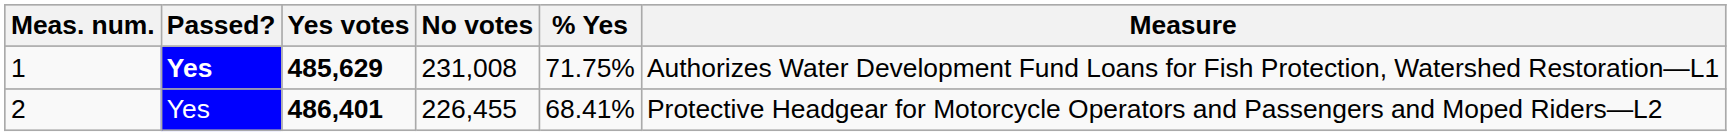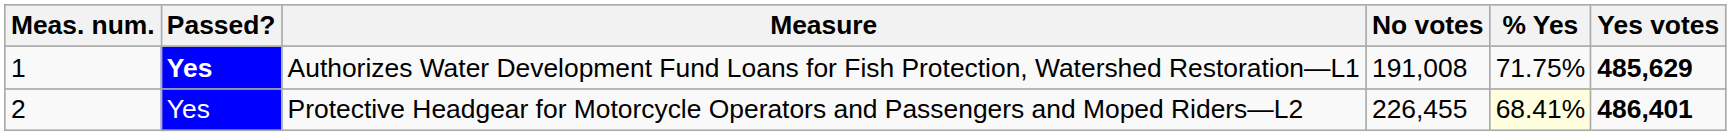columns swapped: (349, 25) <-> (1183, 25)
(469, 67) 231,008 -> (1420, 67) 191,008
(590, 109) no background -> (1540, 109) lightyellow background
